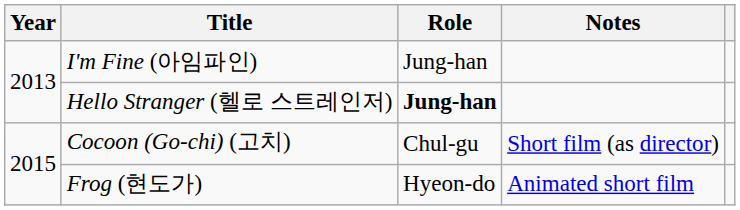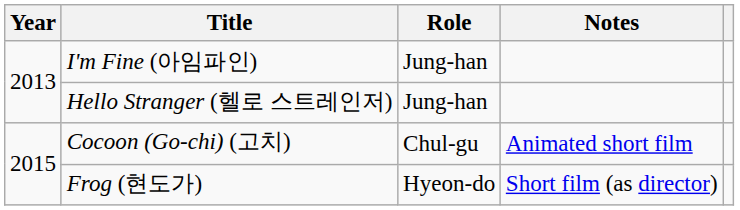(450, 102) bold -> (445, 102) normal
(613, 143) Short film (as director) -> (599, 143) Animated short film
(601, 184) Animated short film -> (612, 184) Short film (as director)
